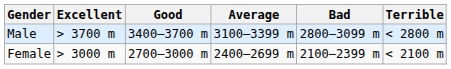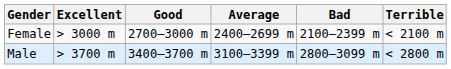rows swapped: (22, 34) <-> (29, 54)
